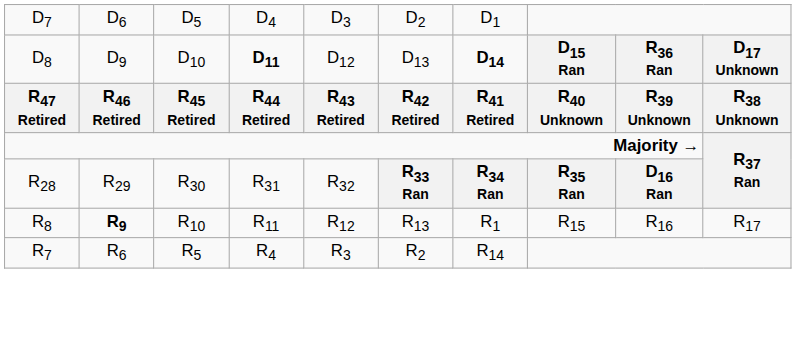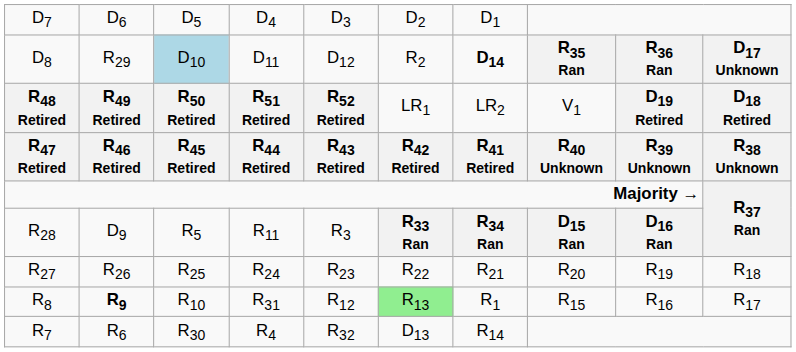(117, 59) D9 -> (117, 59) R29
(191, 59) no background -> (191, 59) lightblue background
(266, 59) bold -> (266, 59) normal
(416, 59) D13 -> (416, 59) R2
(572, 58) D15 Ran -> (572, 58) R35 Ran
+ row: (42, 107)
(117, 183) R29 -> (117, 232) D9
(191, 183) R30 -> (191, 232) R5
(266, 183) R31 -> (266, 232) R11
(341, 183) R32 -> (341, 232) R3
(572, 183) R35 Ran -> (572, 232) D15 Ran
+ row: (42, 272)
(266, 223) R11 -> (266, 302) R31
(416, 223) no background -> (416, 302) lightgreen background
(191, 253) R5 -> (191, 332) R30
(341, 253) R3 -> (341, 332) R32
(416, 253) R2 -> (416, 332) D13
